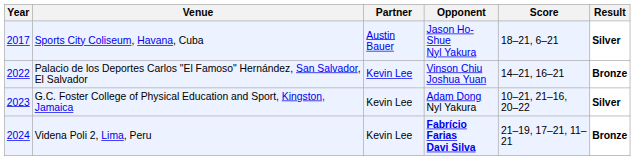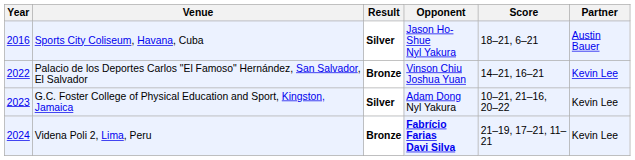columns swapped: (394, 13) <-> (610, 13)
(18, 41) 2017 -> (18, 41) 2016
